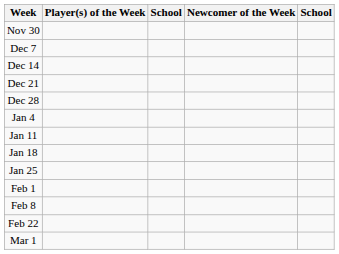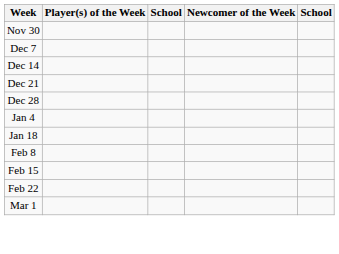- row: (23, 135)
- row: (23, 170)
- row: (23, 188)
+ row: (23, 170)
